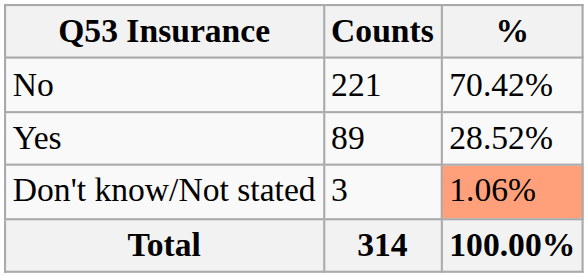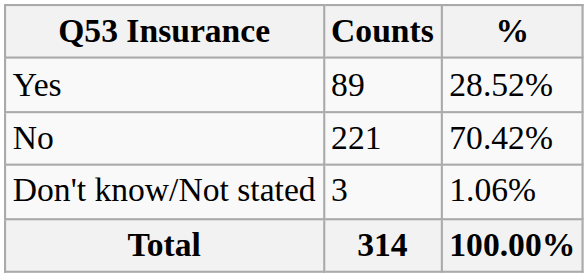rows swapped: (37, 137) <-> (33, 84)
(493, 191) lightsalmon background -> (493, 191) no background
